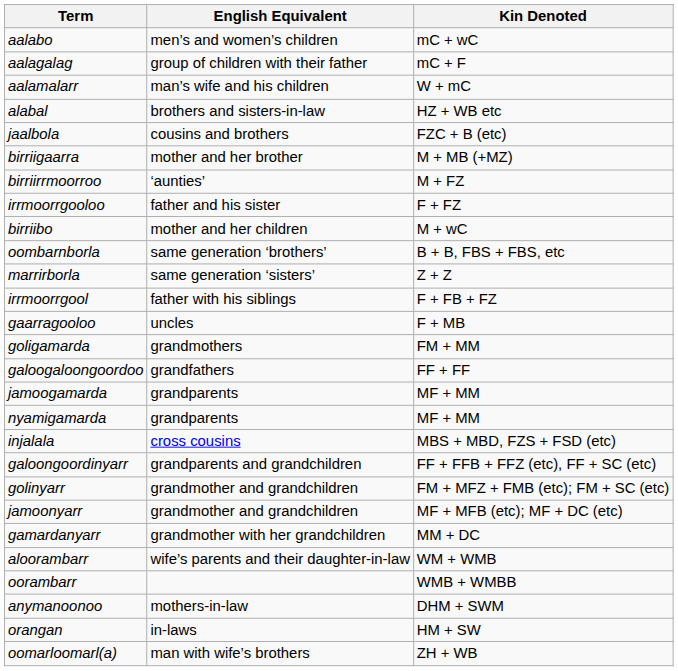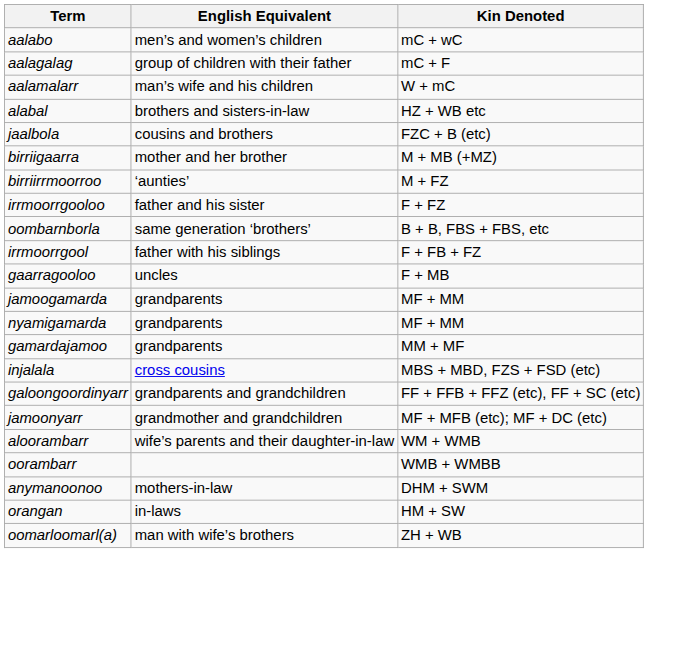- row: (30, 228)
- row: (44, 275)
- row: (49, 346)
- row: (76, 370)
+ row: (58, 346)
- row: (36, 488)
- row: (54, 535)
